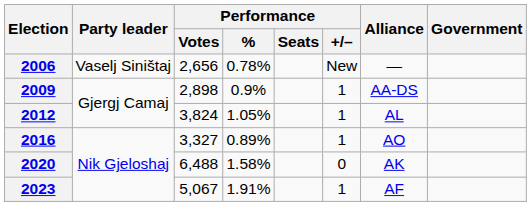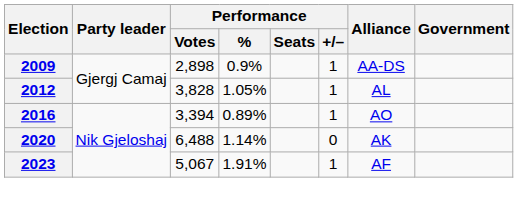- row: (38, 66)
(199, 115) 3,824 -> (195, 90) 3,828
(199, 139) 3,327 -> (195, 115) 3,394
(248, 164) 1.58% -> (244, 139) 1.14%
